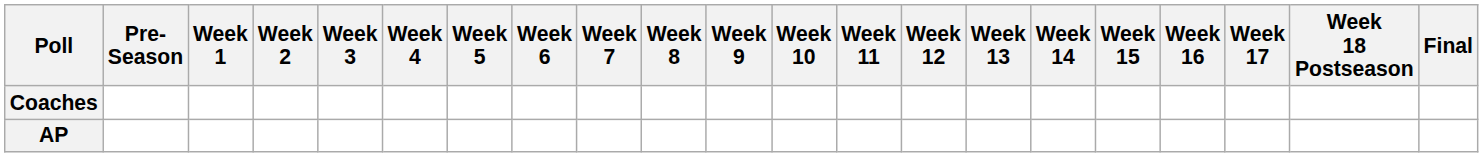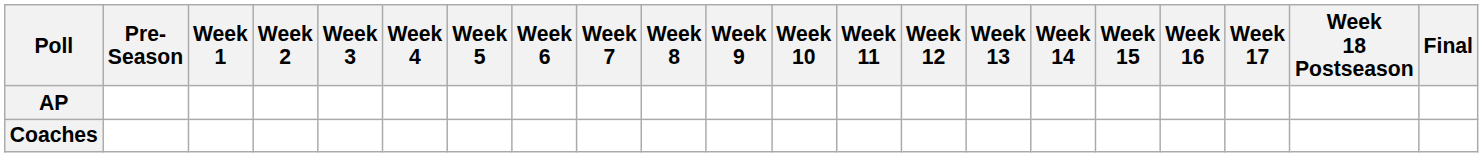rows swapped: (54, 136) <-> (54, 102)
